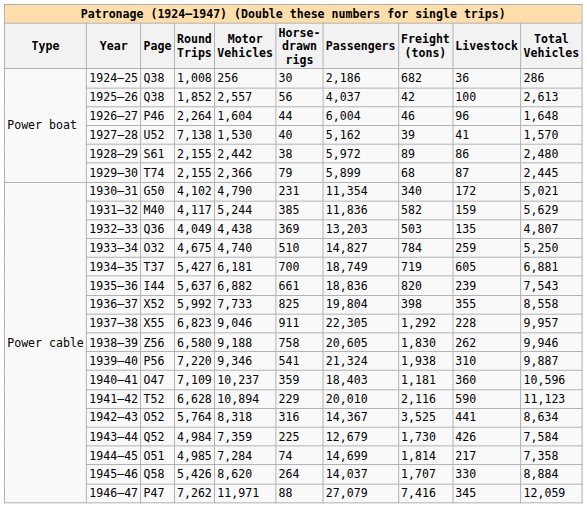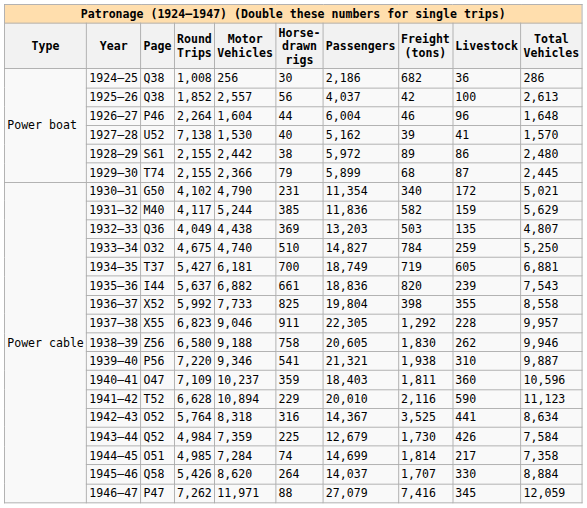(347, 361) 21,324 -> (347, 361) 21,321
(418, 380) 1,181 -> (418, 380) 1,811
